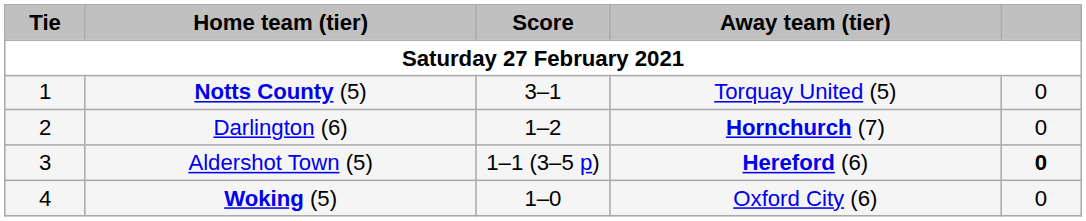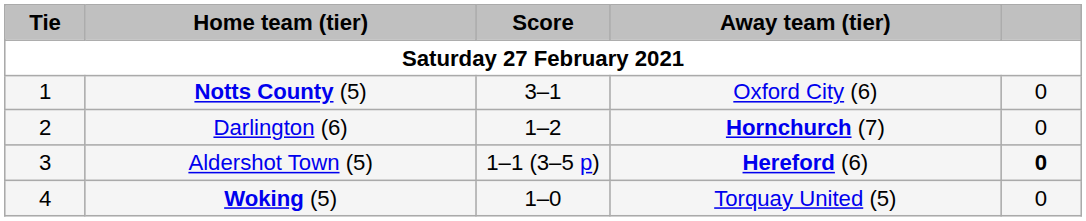(805, 93) Torquay United (5) -> (805, 93) Oxford City (6)
(805, 198) Oxford City (6) -> (805, 198) Torquay United (5)
